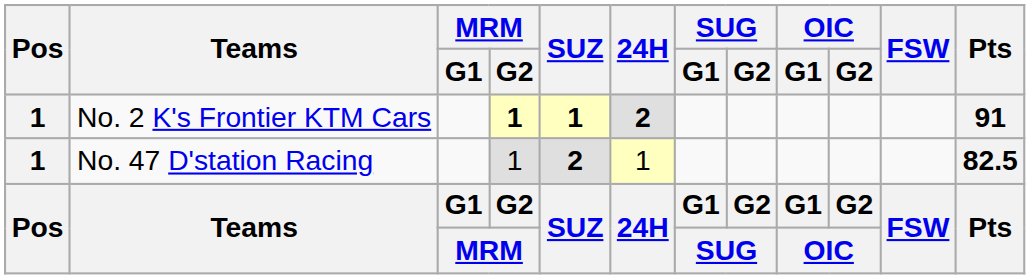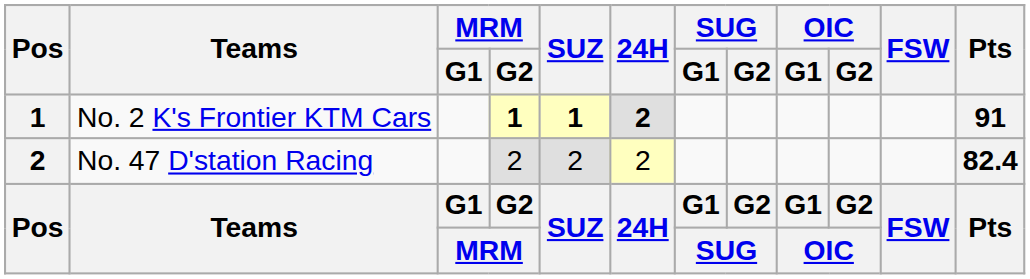(38, 161) 1 -> (38, 161) 2
(515, 161) 1 -> (515, 161) 2
(575, 161) bold -> (575, 161) normal
(643, 161) 1 -> (643, 161) 2
(990, 161) 82.5 -> (990, 161) 82.4
